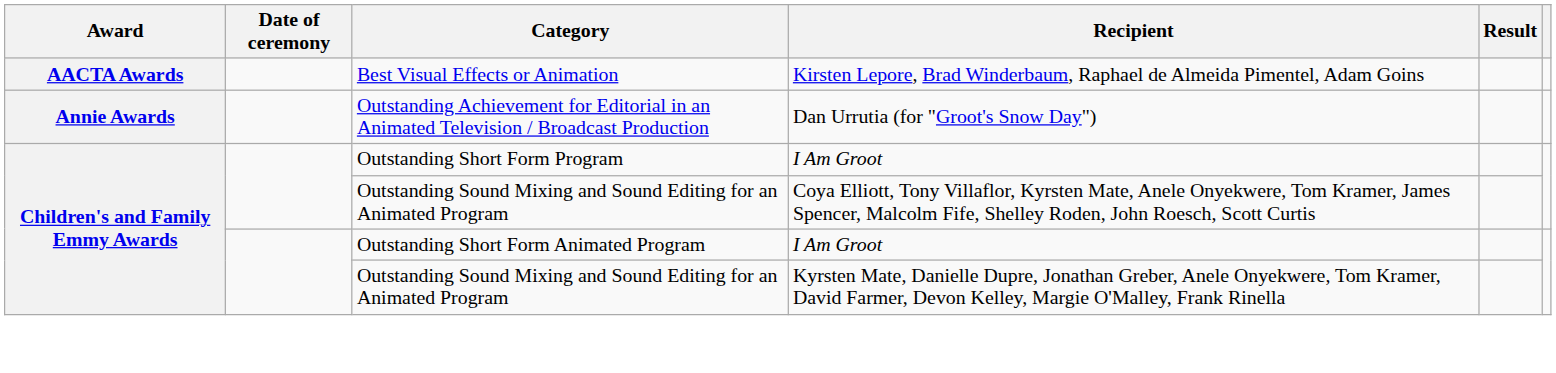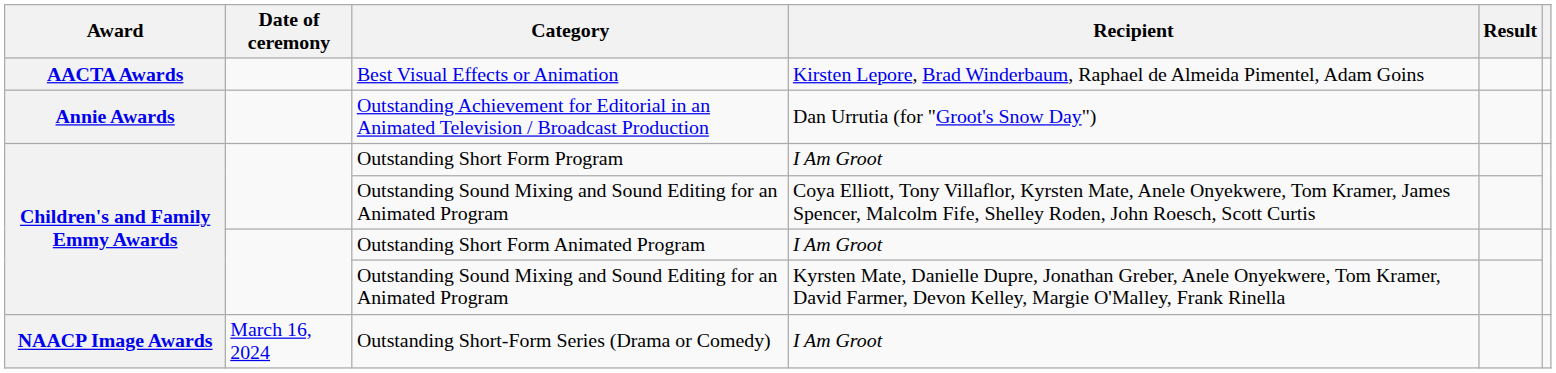+ row: (564, 340)
